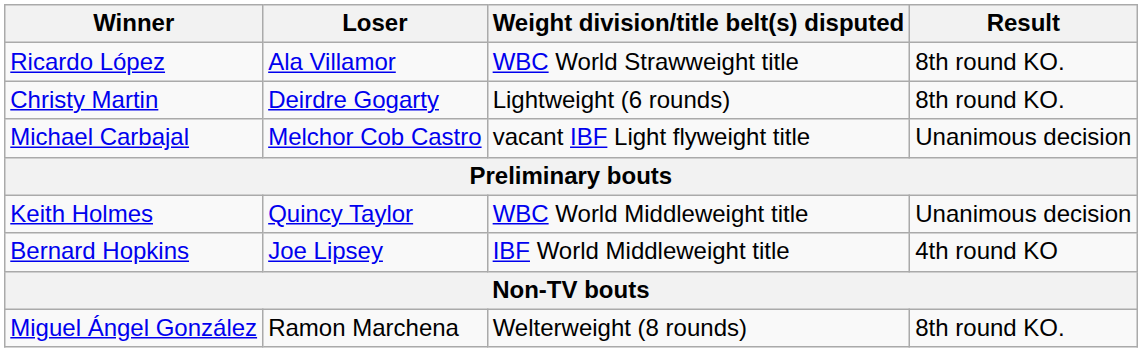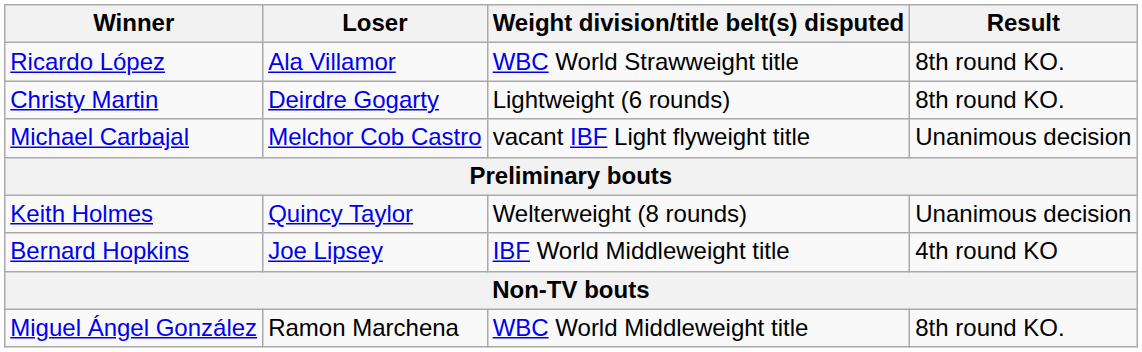(650, 213) WBC World Middleweight title -> (620, 213) Welterweight (8 rounds)
(620, 328) Welterweight (8 rounds) -> (650, 328) WBC World Middleweight title
